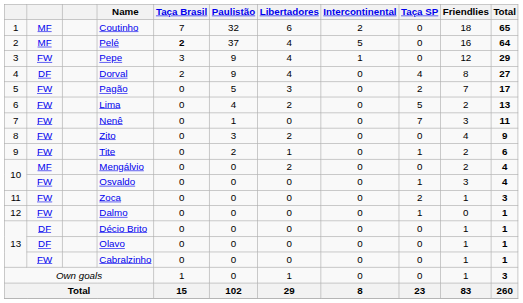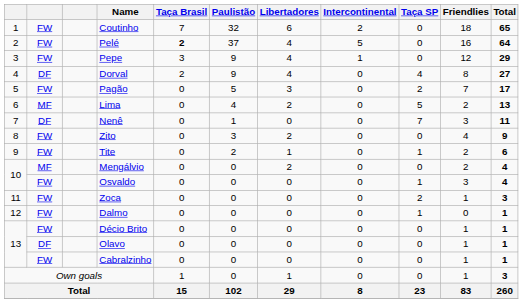(45, 27) MF -> (45, 27) FW
(45, 43) MF -> (45, 43) FW
(45, 105) FW -> (45, 105) MF
(45, 120) FW -> (45, 120) DF
(45, 228) DF -> (45, 228) FW
